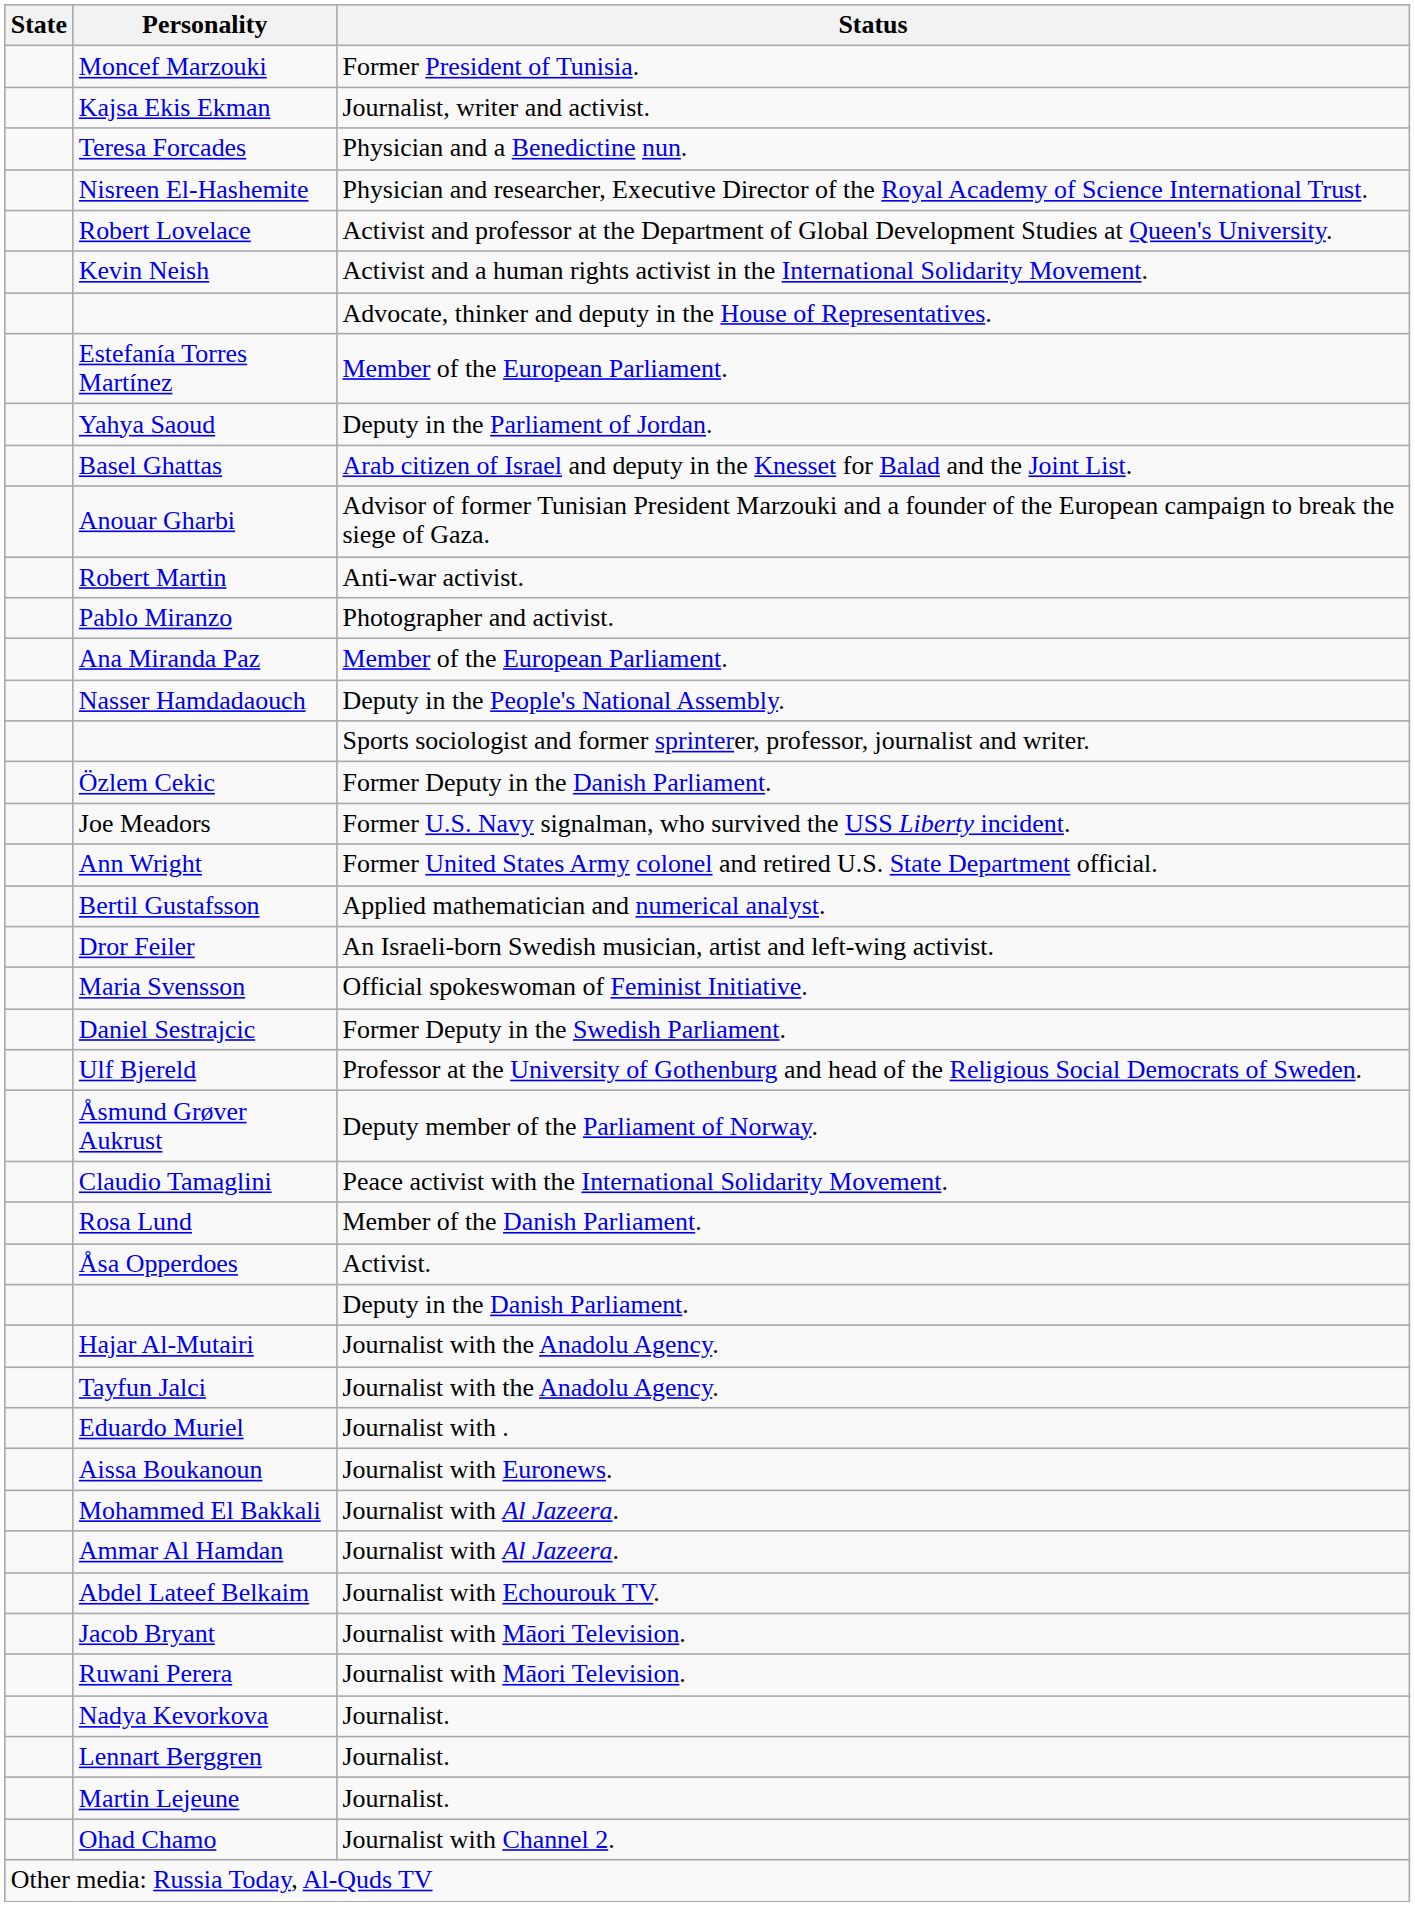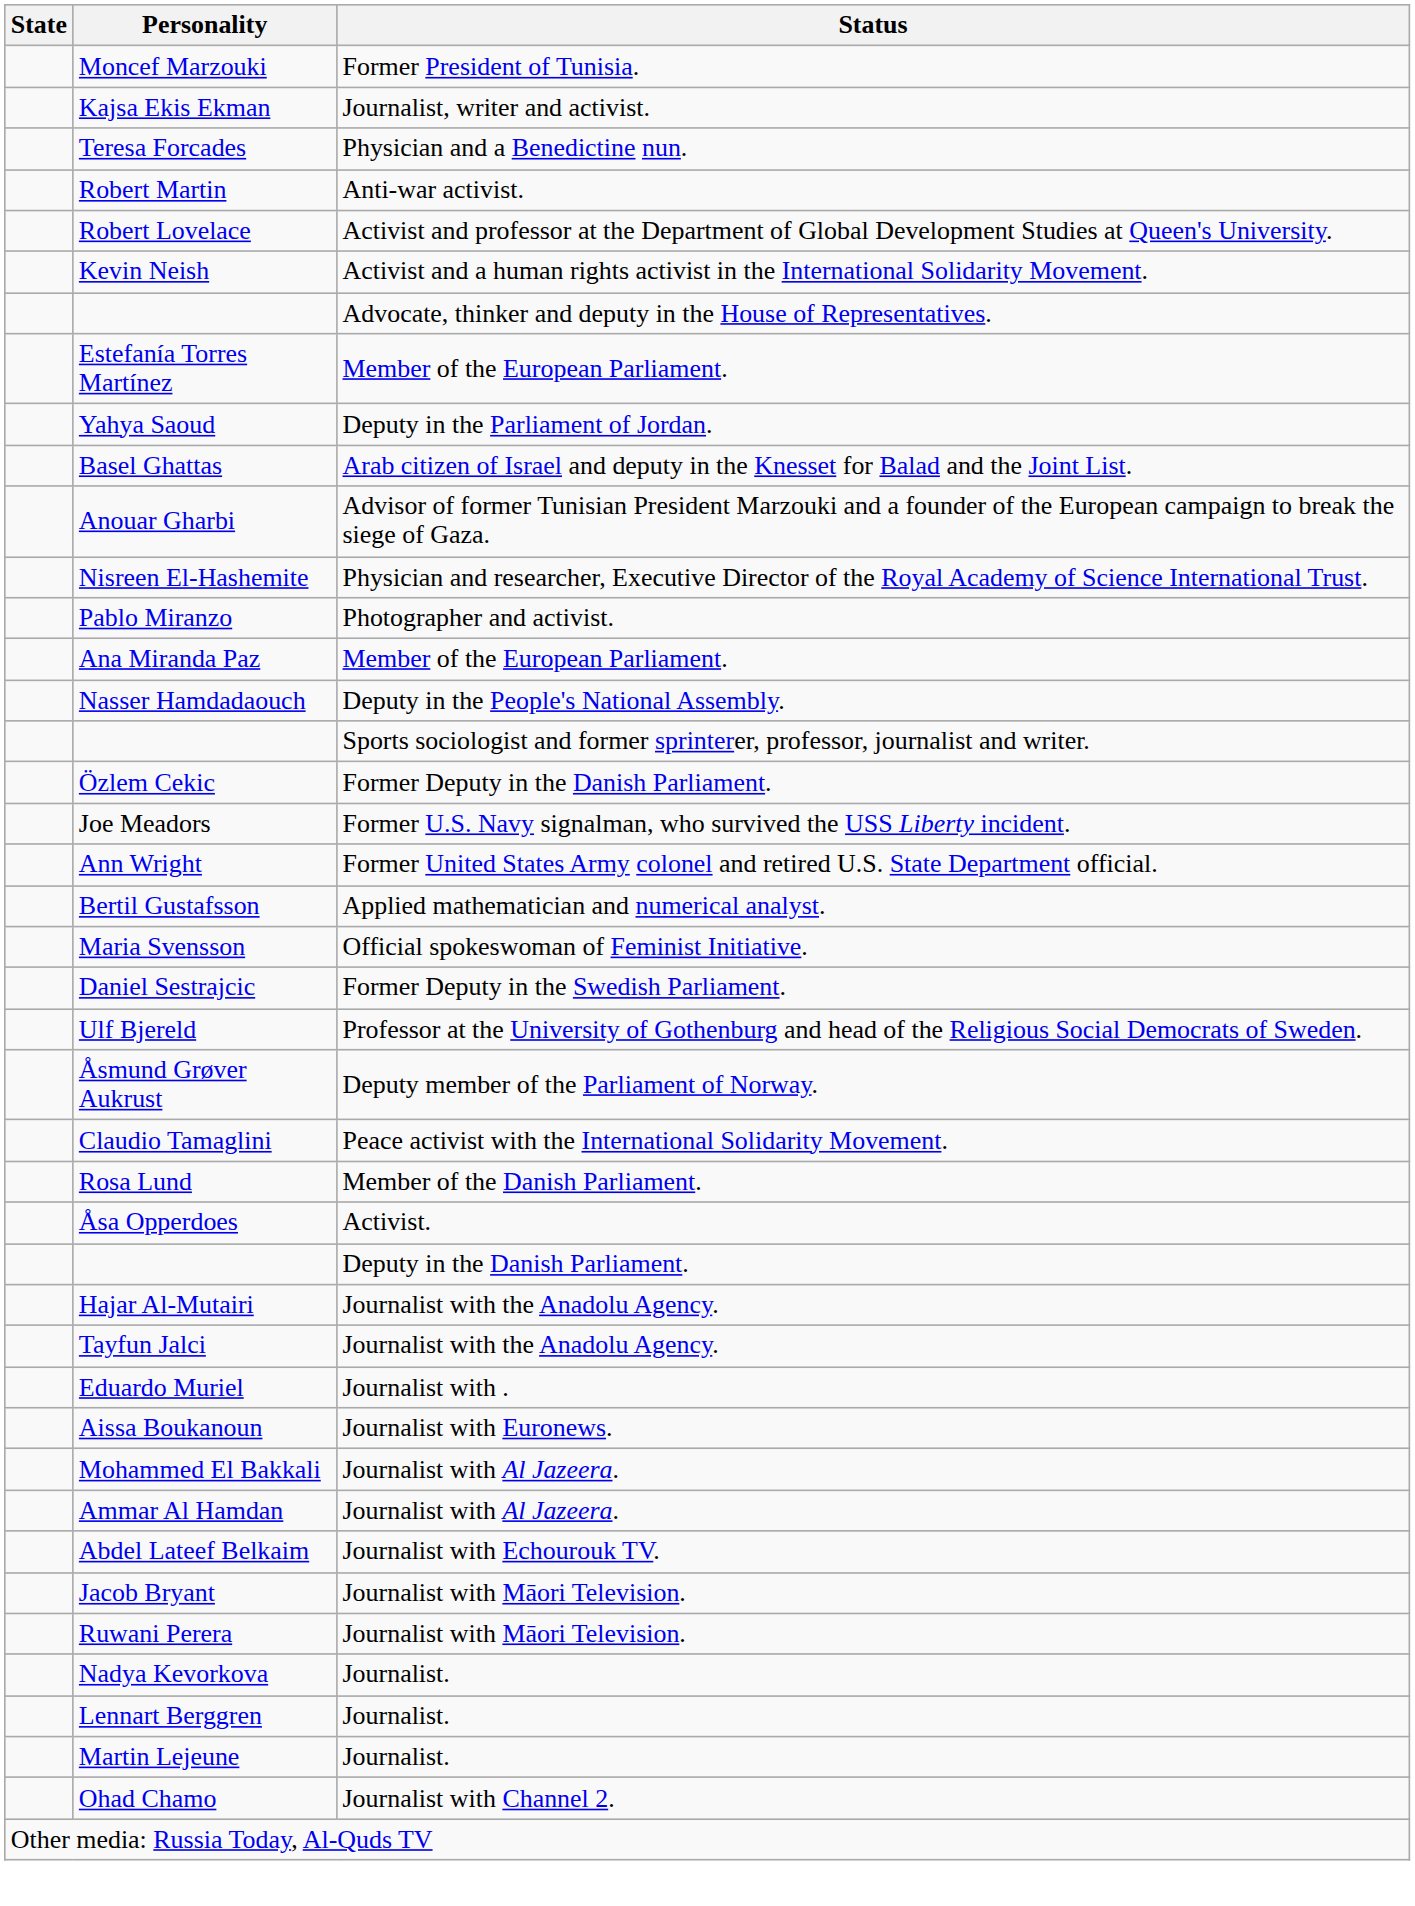rows swapped: (194, 189) <-> (153, 576)
- row: (137, 946)
